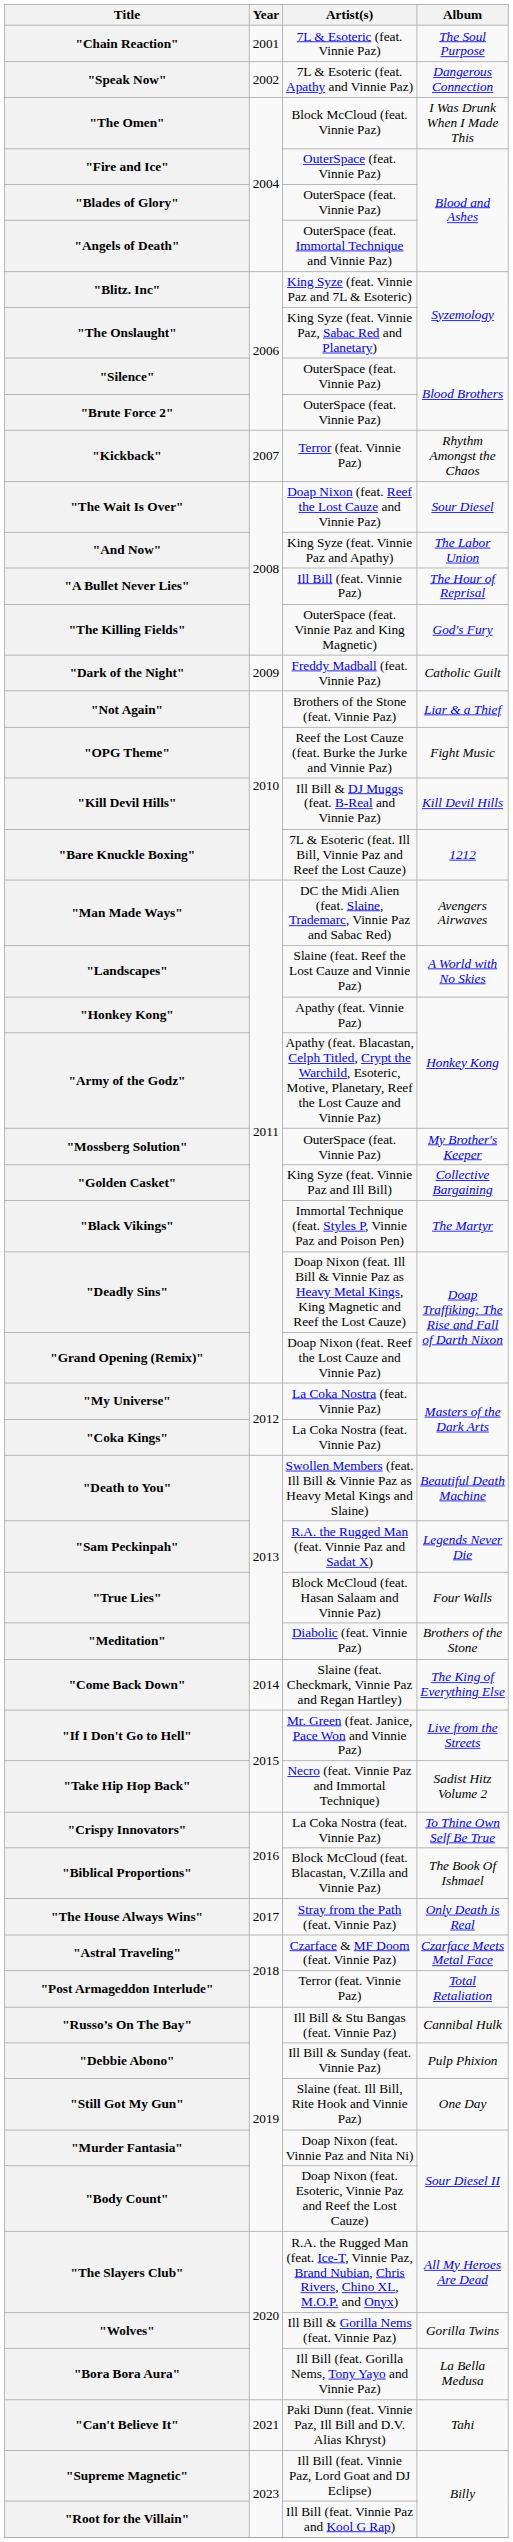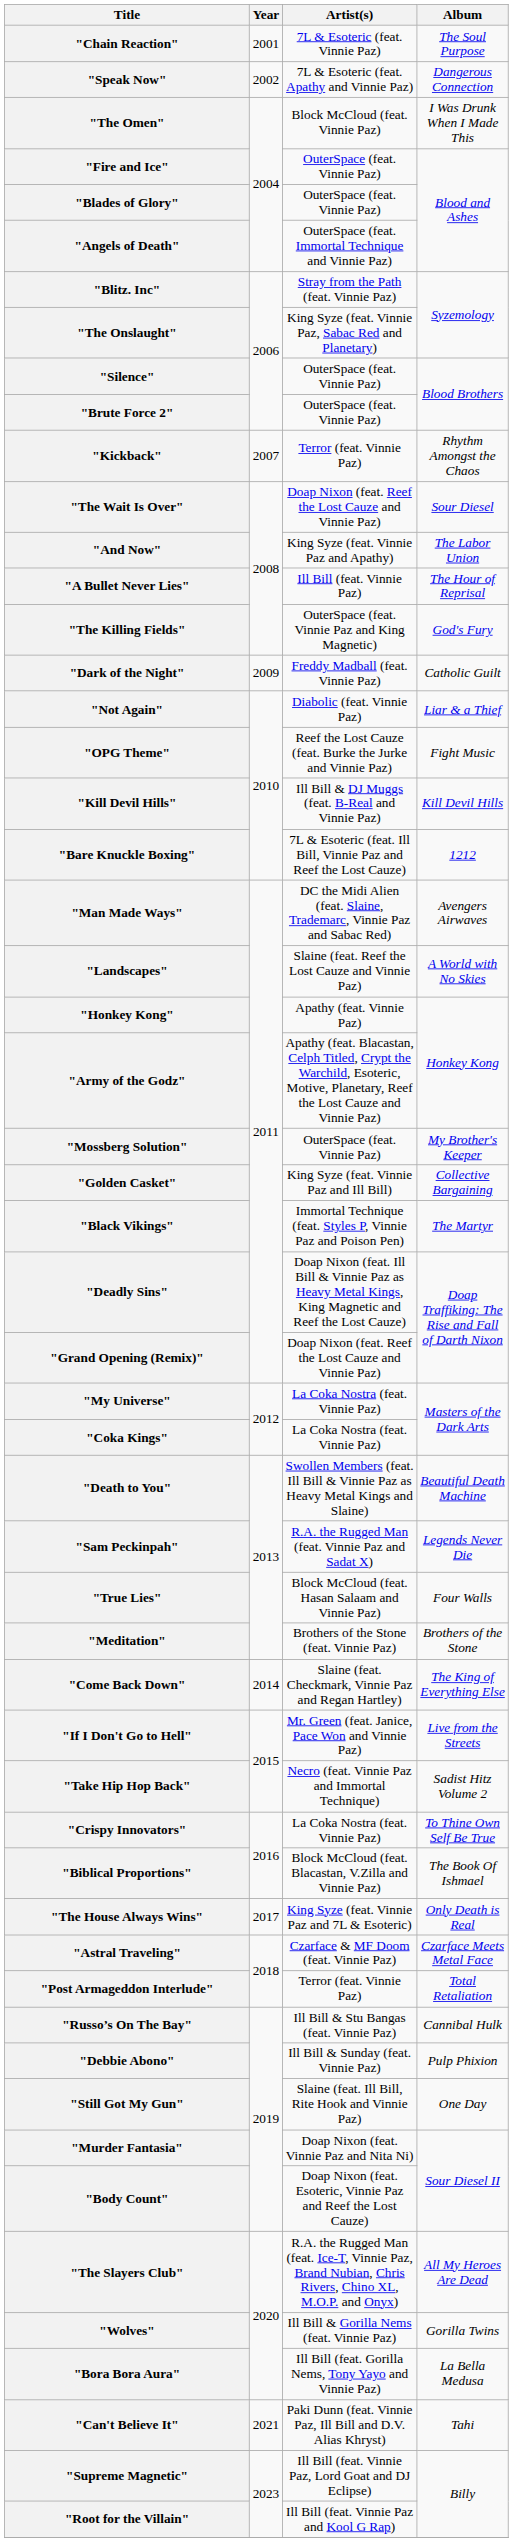(350, 289) King Syze (feat. Vinnie Paz and 7L & Esoteric) -> (350, 289) Stray from the Path (feat. Vinnie Paz)
(350, 709) Brothers of the Stone (feat. Vinnie Paz) -> (350, 709) Diabolic (feat. Vinnie Paz)
(350, 1641) Diabolic (feat. Vinnie Paz) -> (350, 1641) Brothers of the Stone (feat. Vinnie Paz)
(350, 1916) Stray from the Path (feat. Vinnie Paz) -> (350, 1916) King Syze (feat. Vinnie Paz and 7L & Esoteric)
